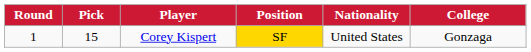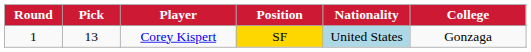(91, 36) 15 -> (91, 36) 13
(367, 36) no background -> (367, 36) lightblue background
